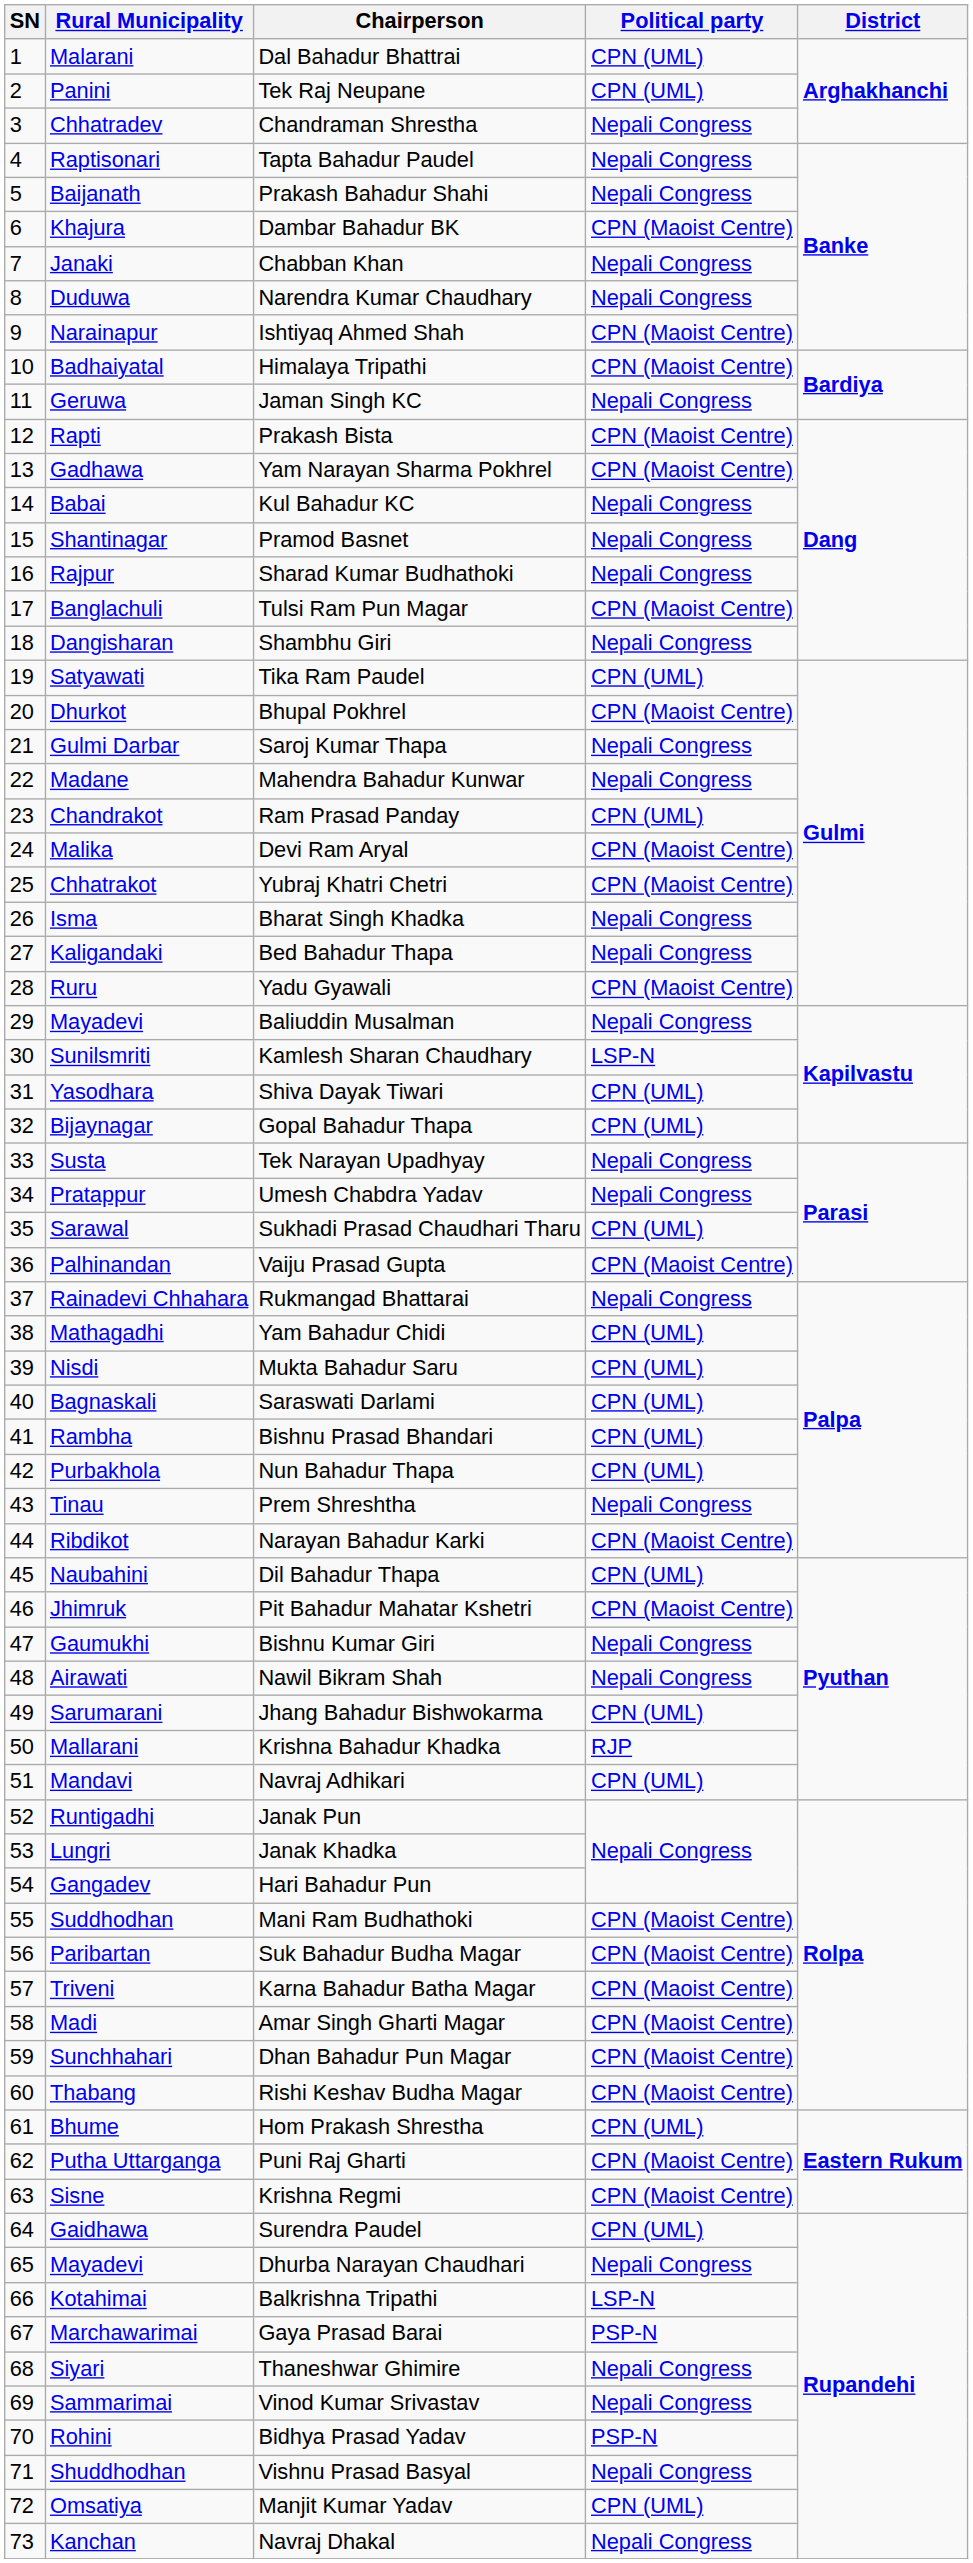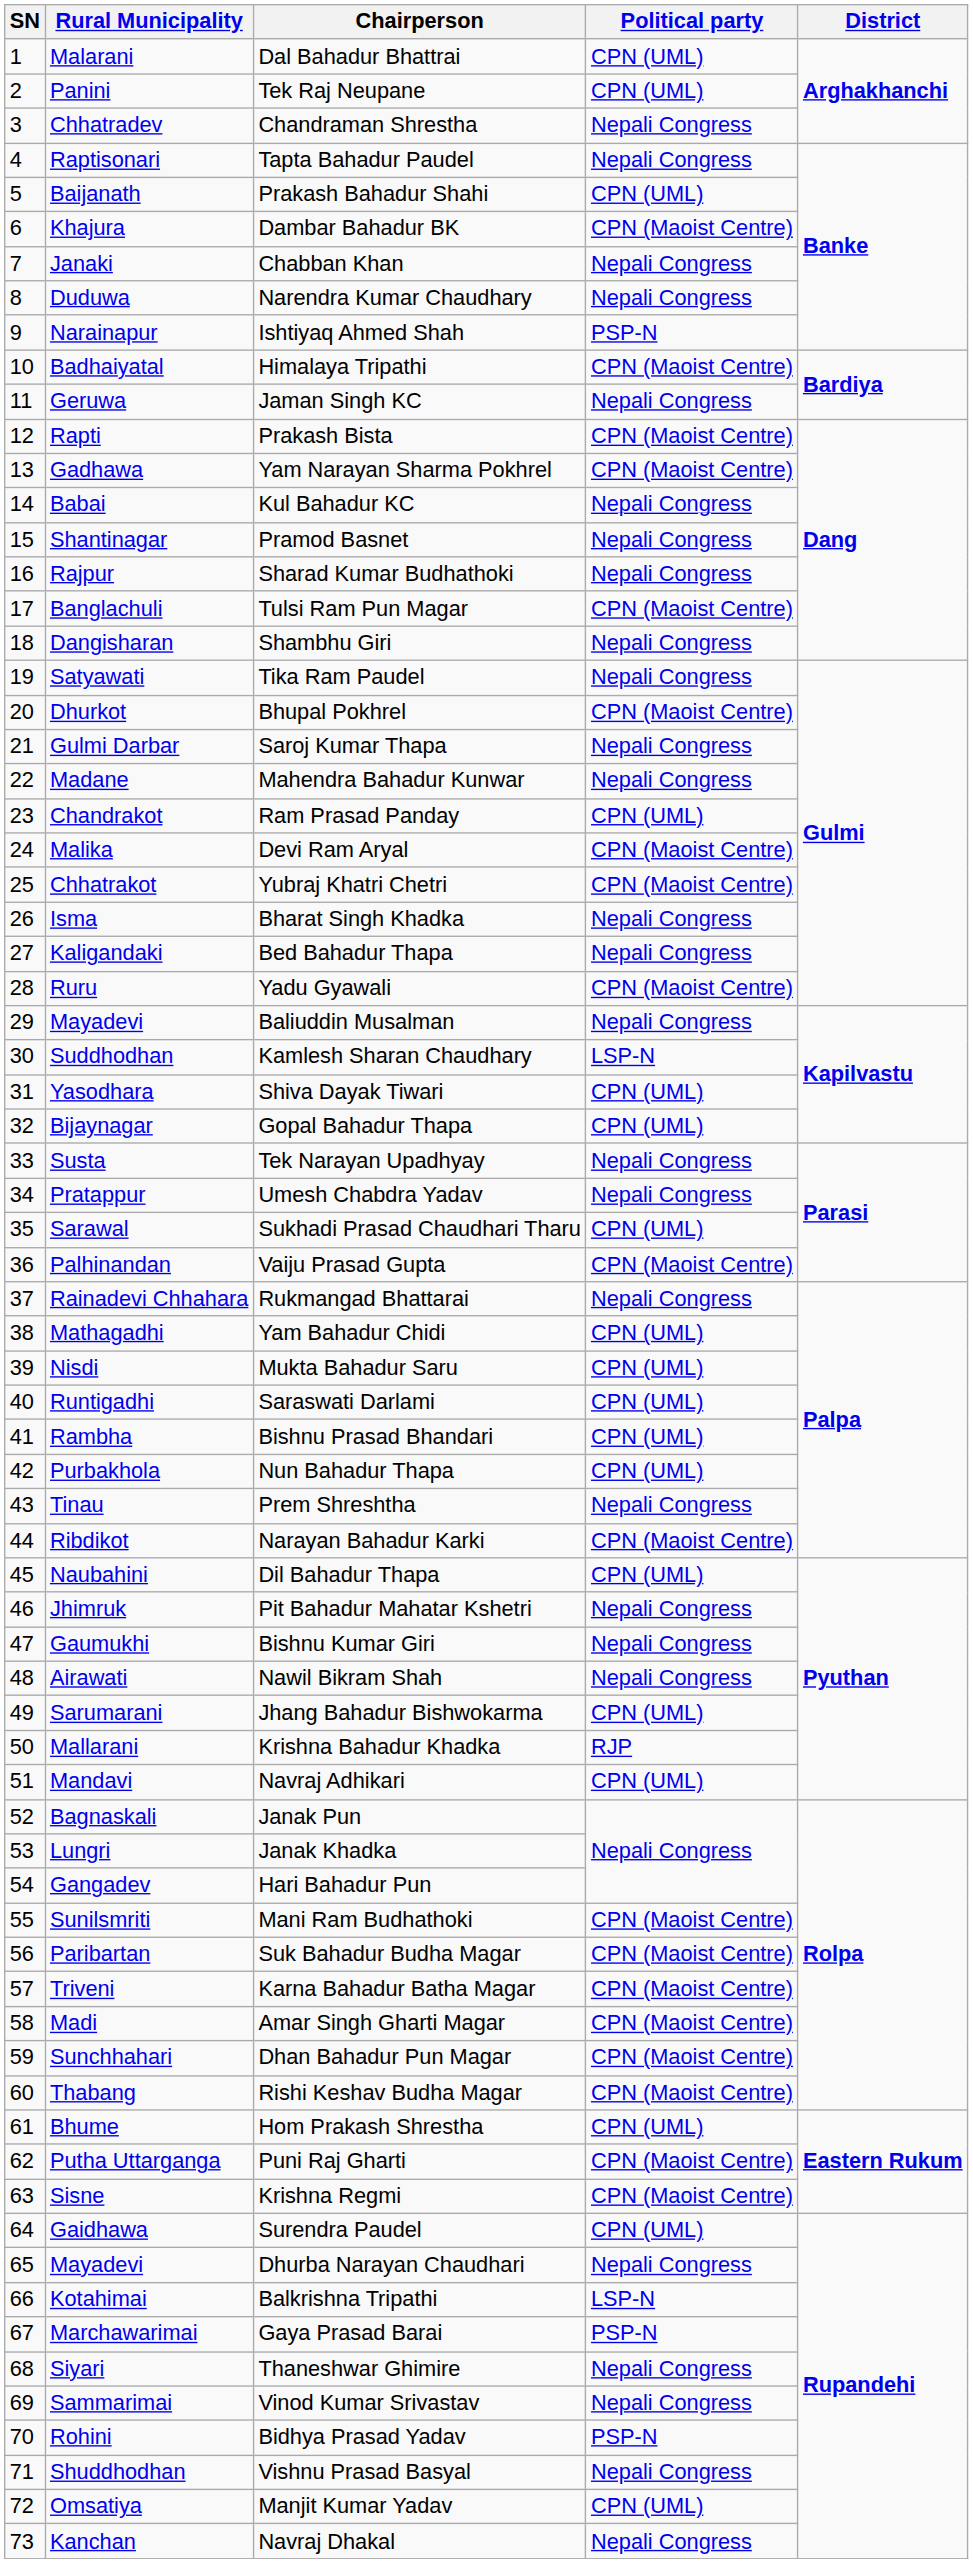(671, 194) Nepali Congress -> (647, 194) CPN (UML)
(692, 332) CPN (Maoist Centre) -> (624, 332) PSP-N
(647, 677) CPN (UML) -> (671, 677) Nepali Congress
(100, 1057) Sunilsmriti -> (112, 1057) Suddhodhan
(103, 1402) Bagnaskali -> (102, 1402) Runtigadhi
(692, 1609) CPN (Maoist Centre) -> (671, 1609) Nepali Congress
(102, 1816) Runtigadhi -> (103, 1816) Bagnaskali
(112, 1919) Suddhodhan -> (100, 1919) Sunilsmriti
